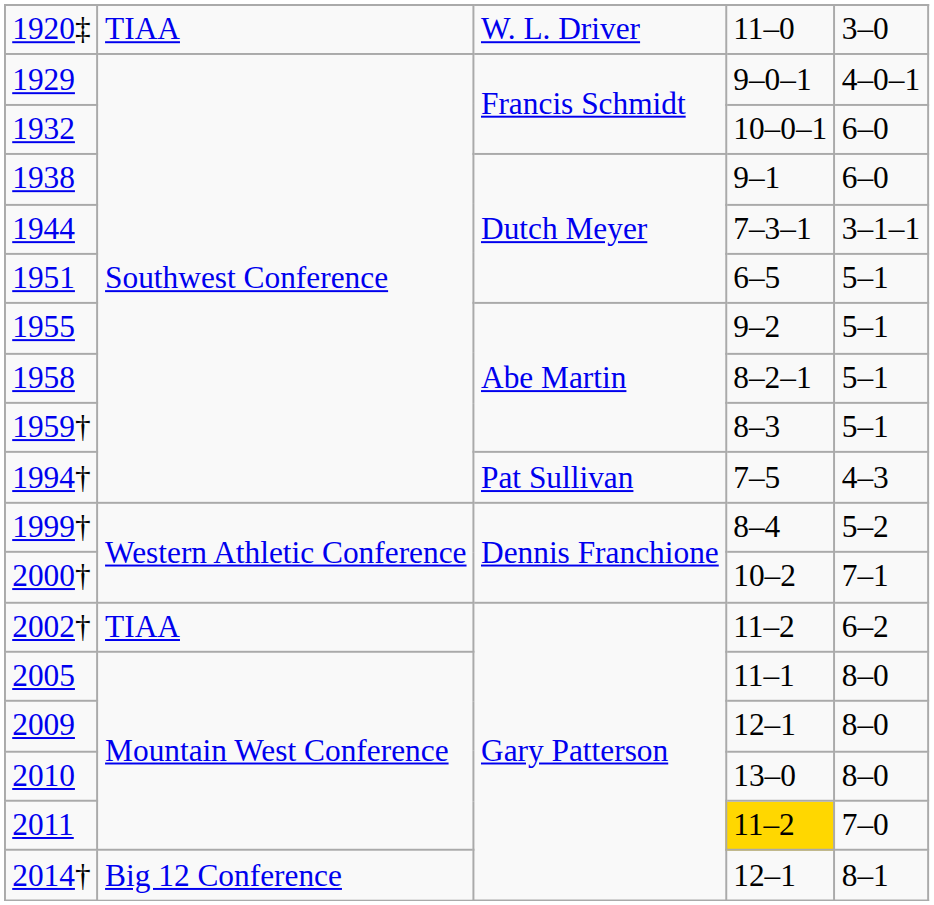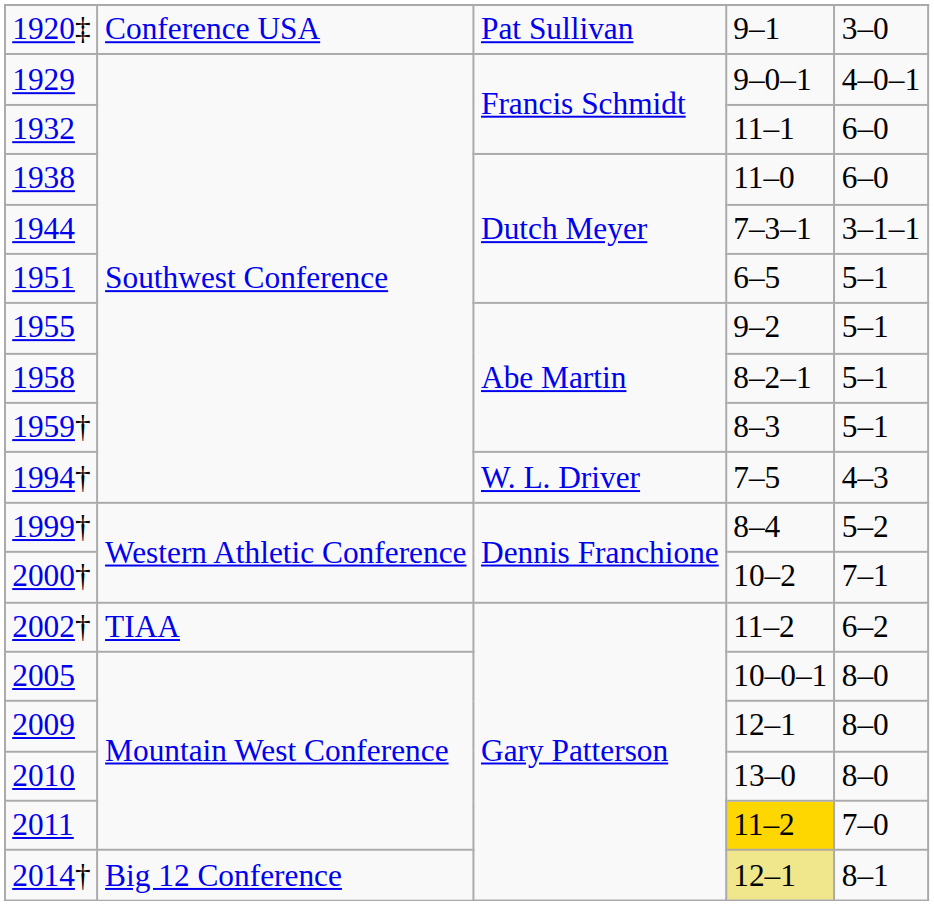(143, 29) TIAA -> (213, 29) Conference USA
(561, 29) W. L. Driver -> (557, 29) Pat Sullivan
(764, 29) 11–0 -> (757, 29) 9–1
(780, 128) 10–0–1 -> (764, 128) 11–1
(757, 178) 9–1 -> (764, 178) 11–0
(557, 476) Pat Sullivan -> (561, 476) W. L. Driver
(764, 675) 11–1 -> (780, 675) 10–0–1
(765, 874) no background -> (765, 874) khaki background
